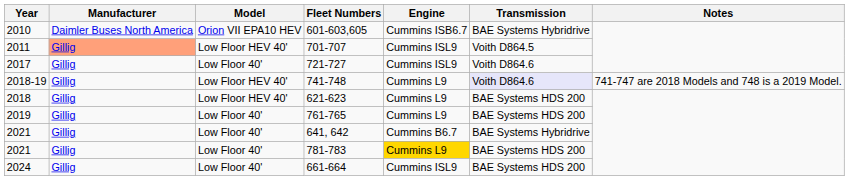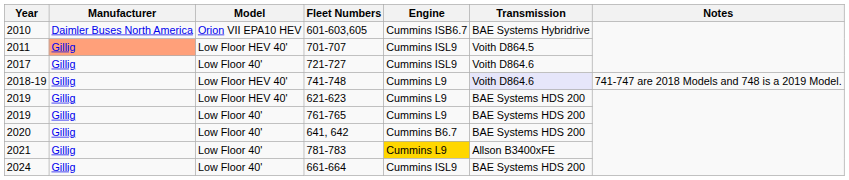(19, 99) 2018 -> (19, 99) 2019
(19, 133) 2021 -> (19, 133) 2020
(531, 133) BAE Systems Hybridrive -> (529, 133) BAE Systems HDS 200
(529, 150) BAE Systems HDS 200 -> (514, 150) Allson B3400xFE
